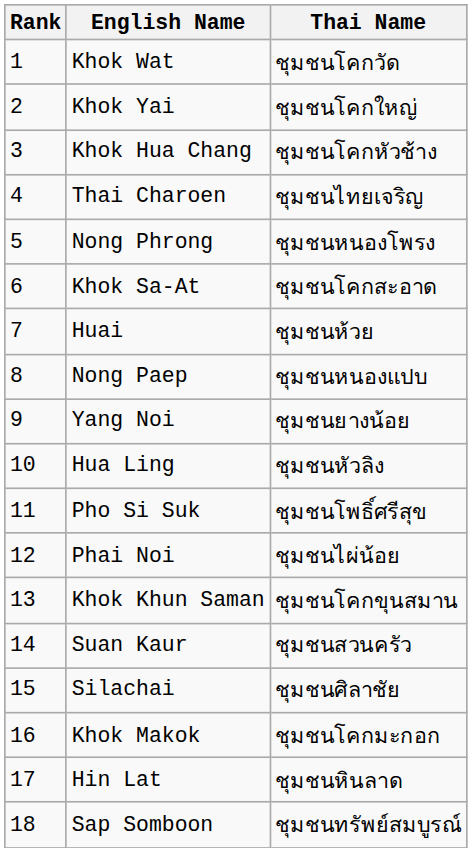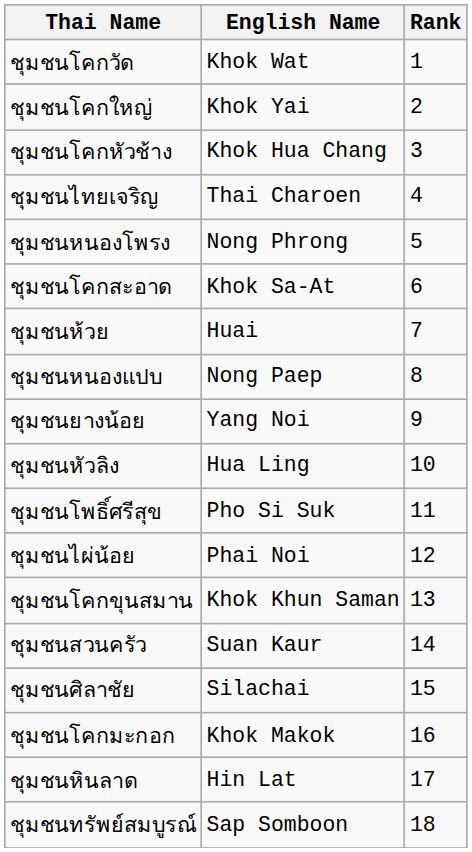columns swapped: (36, 22) <-> (368, 22)
